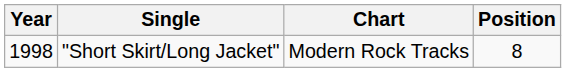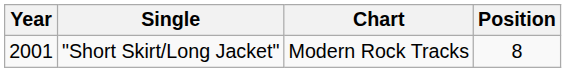(31, 51) 1998 -> (31, 51) 2001
